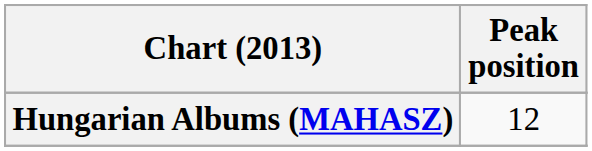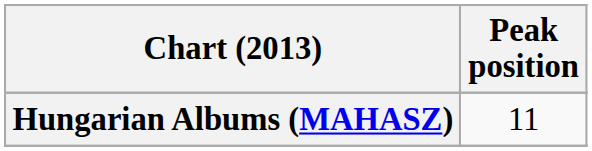(524, 118) 12 -> (524, 118) 11
